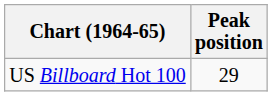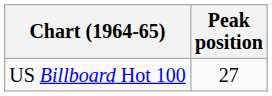(229, 74) 29 -> (229, 74) 27
